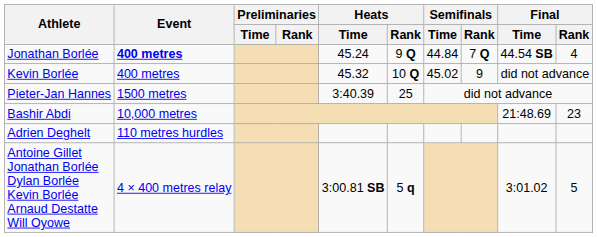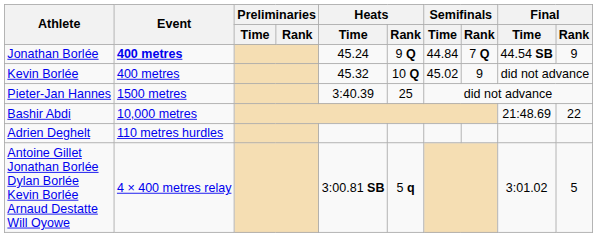(574, 54) 4 -> (574, 54) 9
(574, 114) 23 -> (574, 114) 22
